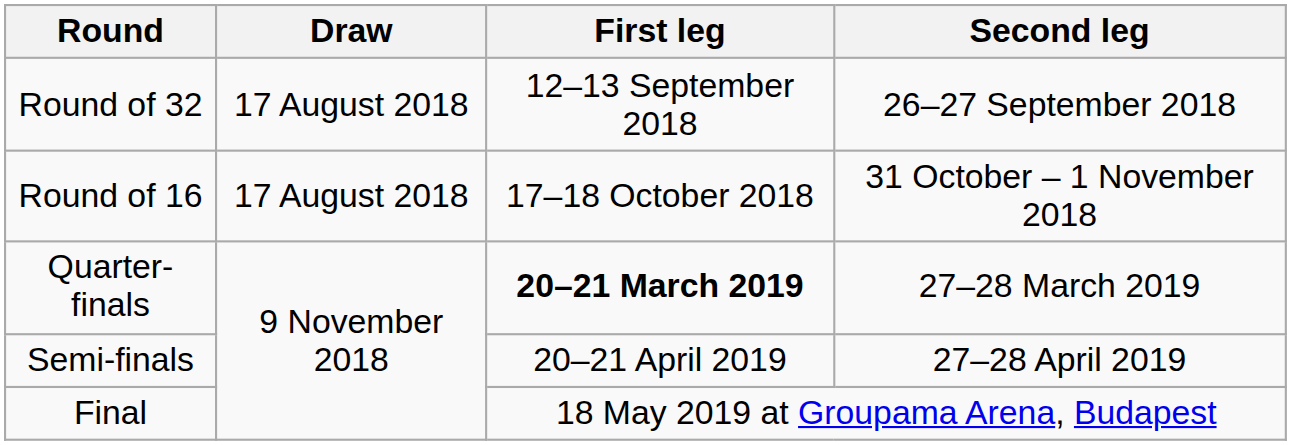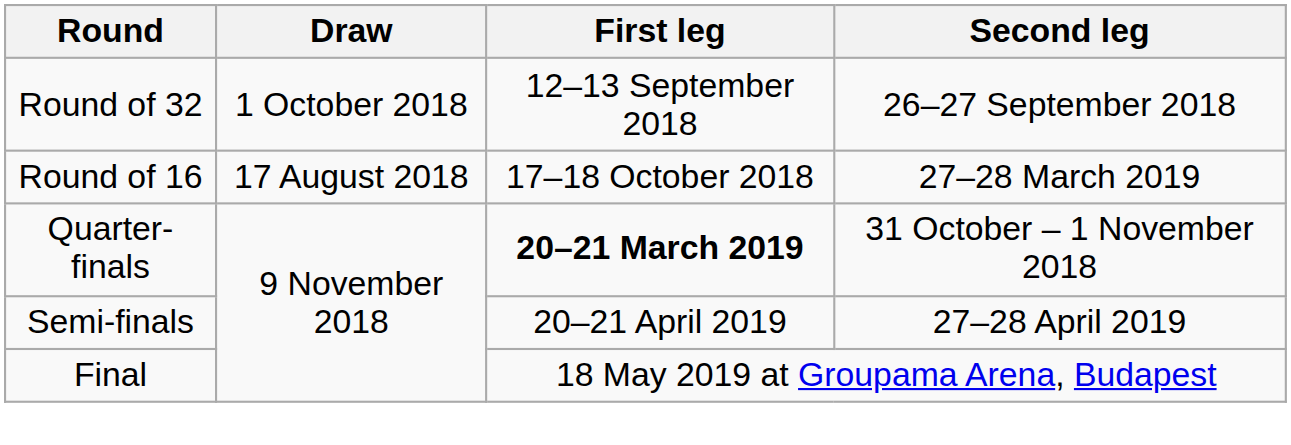(351, 103) 17 August 2018 -> (351, 103) 1 October 2018
(1060, 195) 31 October – 1 November 2018 -> (1060, 176) 27–28 March 2019
(1060, 286) 27–28 March 2019 -> (1060, 248) 31 October – 1 November 2018
